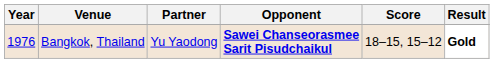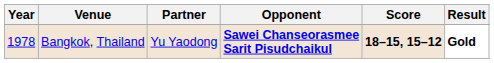(21, 41) 1976 -> (21, 41) 1978
(403, 41) normal -> (403, 41) bold
